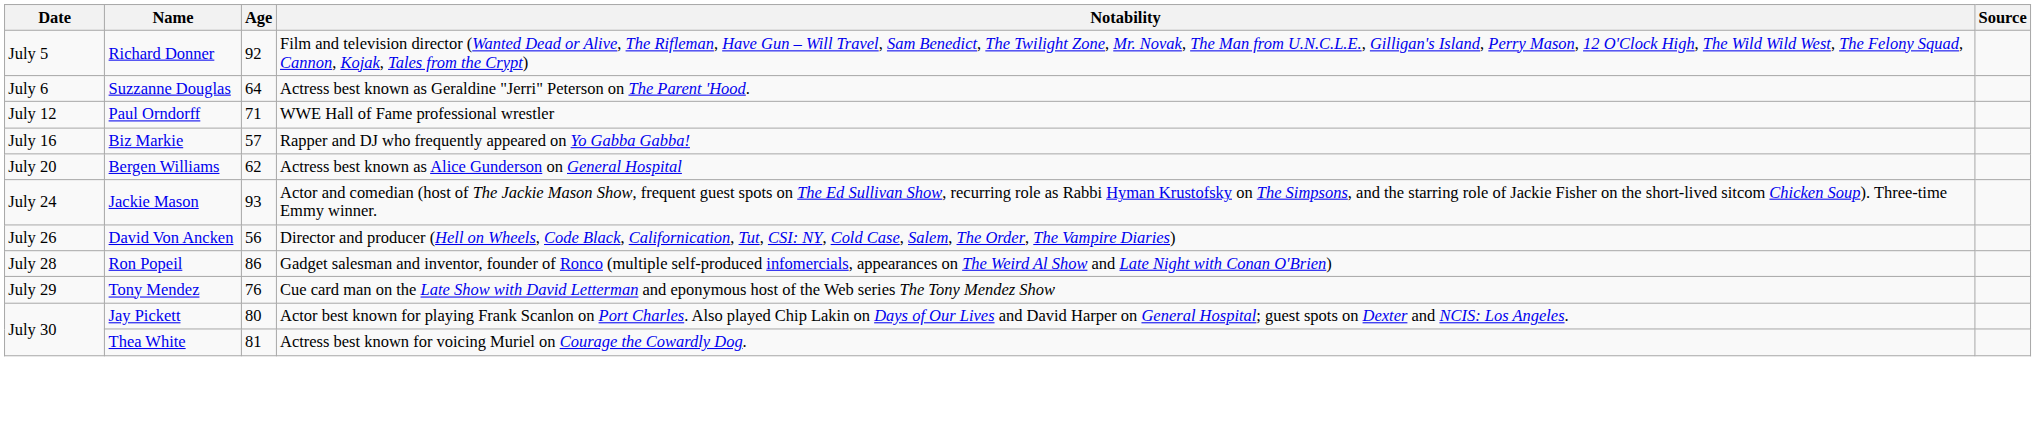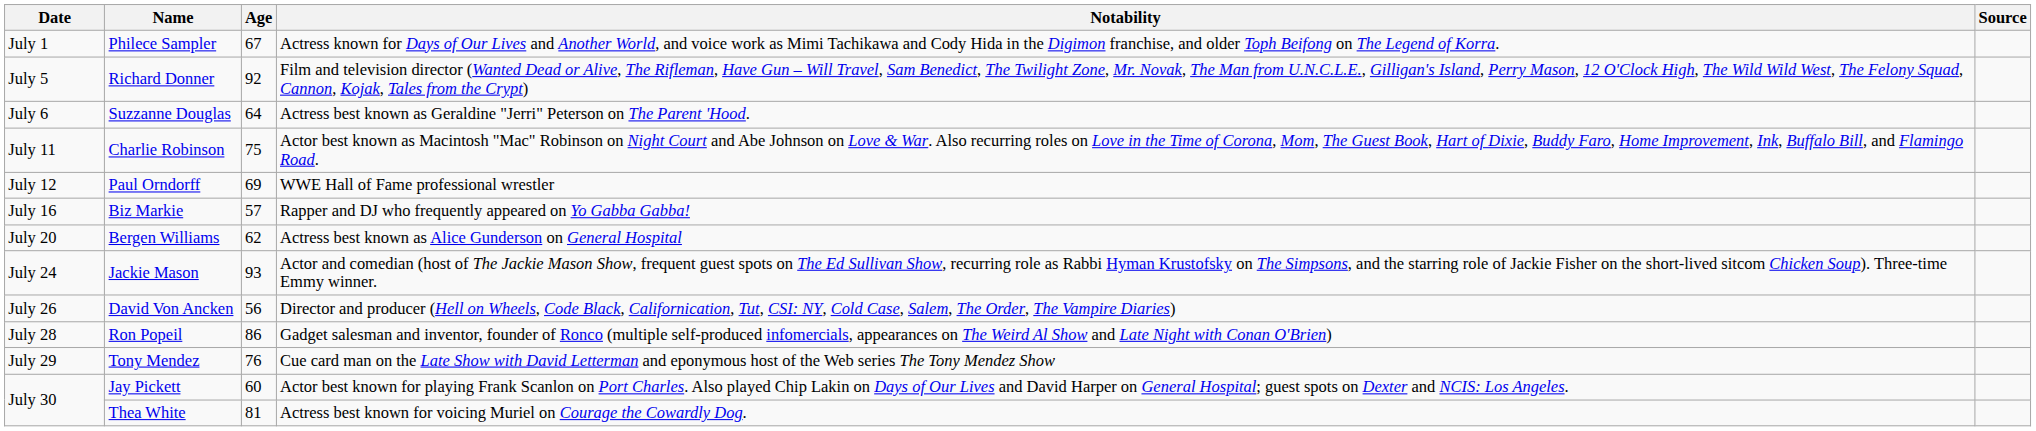+ row: (162, 43)
+ row: (167, 149)
(253, 114) 71 -> (253, 185) 69
(253, 316) 80 -> (253, 386) 60
